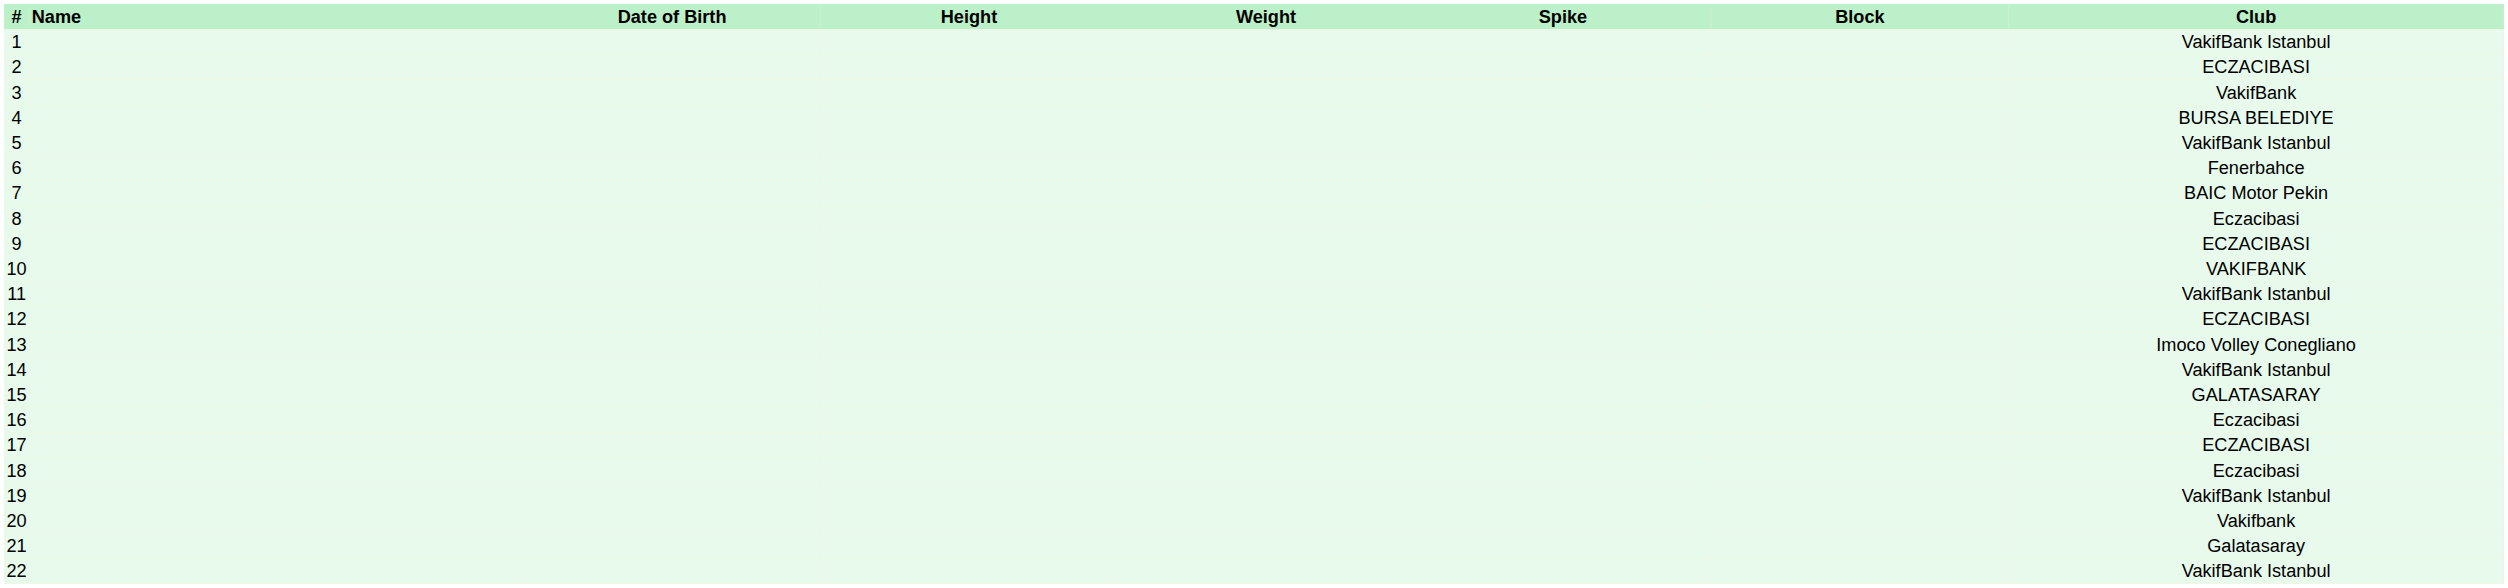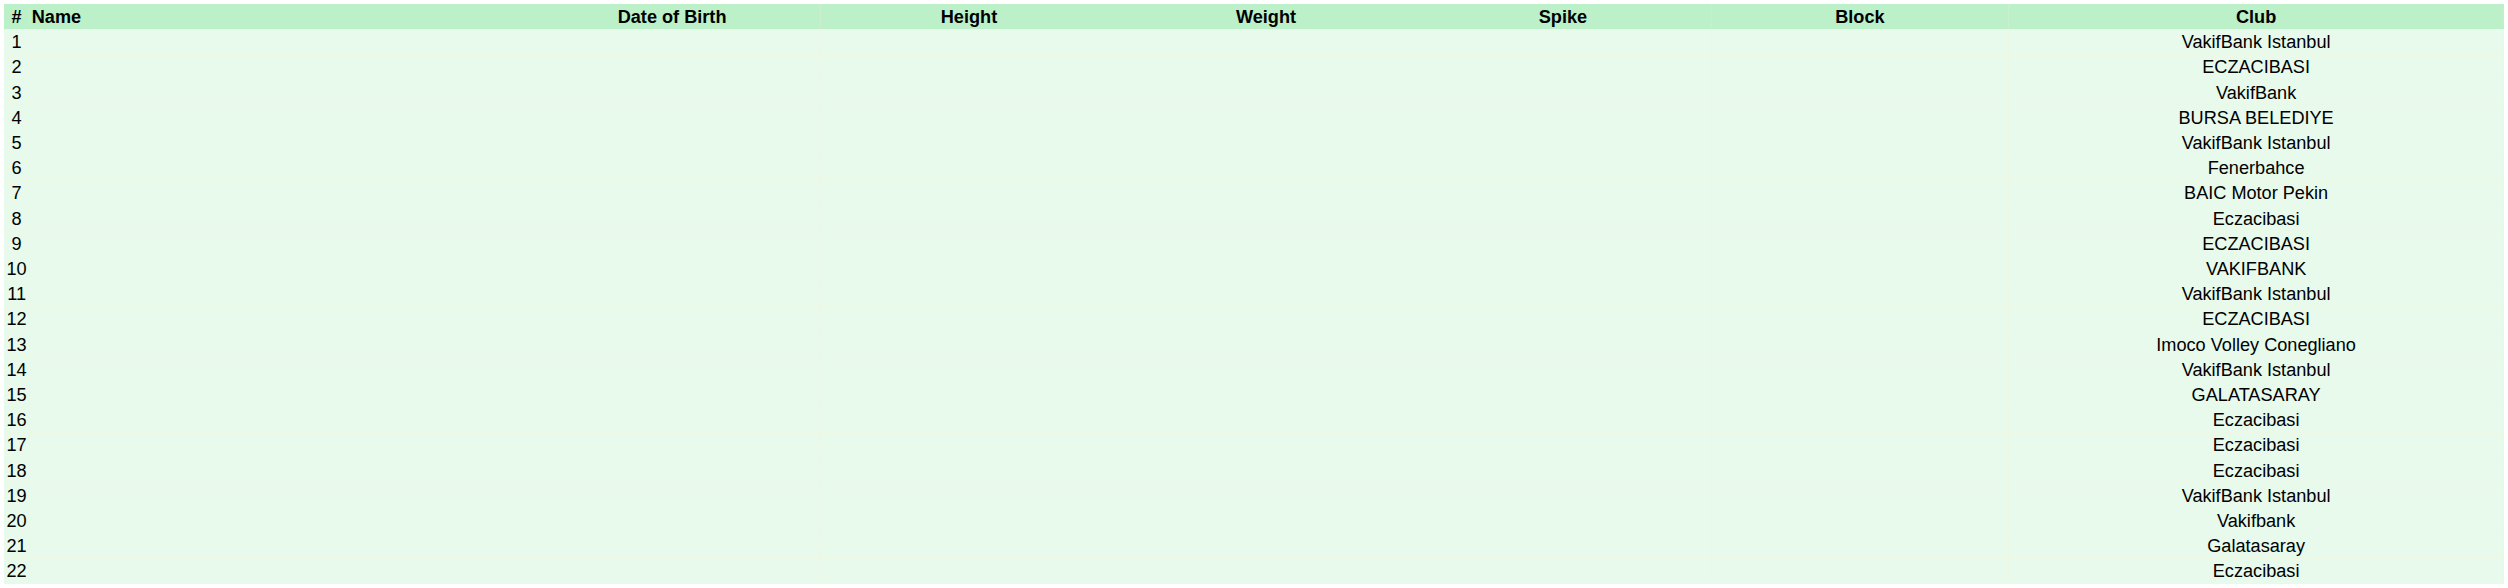(2256, 445) ECZACIBASI -> (2256, 445) Eczacibasi
(2256, 571) VakifBank Istanbul -> (2256, 571) Eczacibasi
